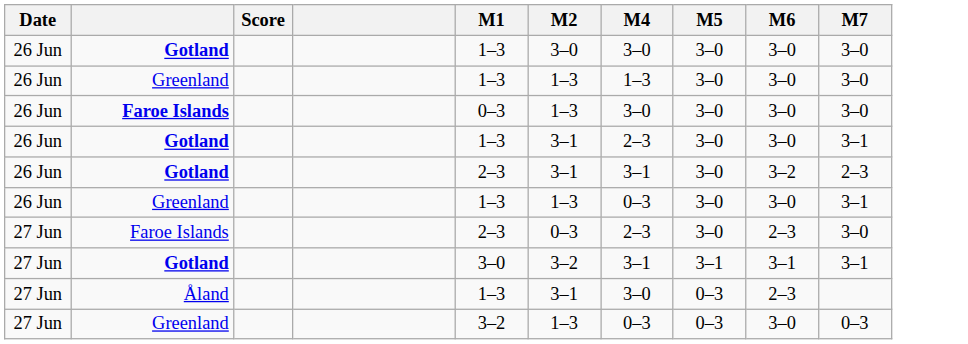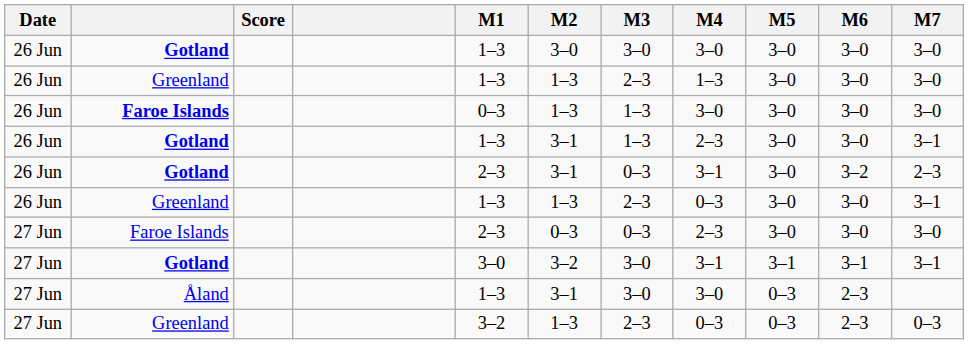+ column: (637, 20)
(782, 232) 2–3 -> (855, 232) 3–0
(782, 324) 3–0 -> (855, 324) 2–3
